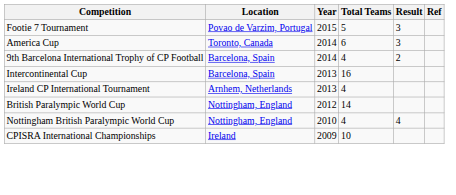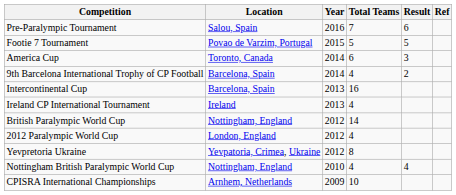+ row: (62, 27)
(398, 27) 3 -> (406, 43) 5
(250, 89) Arnhem, Netherlands -> (222, 105) Ireland
+ row: (62, 136)
+ row: (46, 151)
(222, 136) Ireland -> (250, 182) Arnhem, Netherlands
